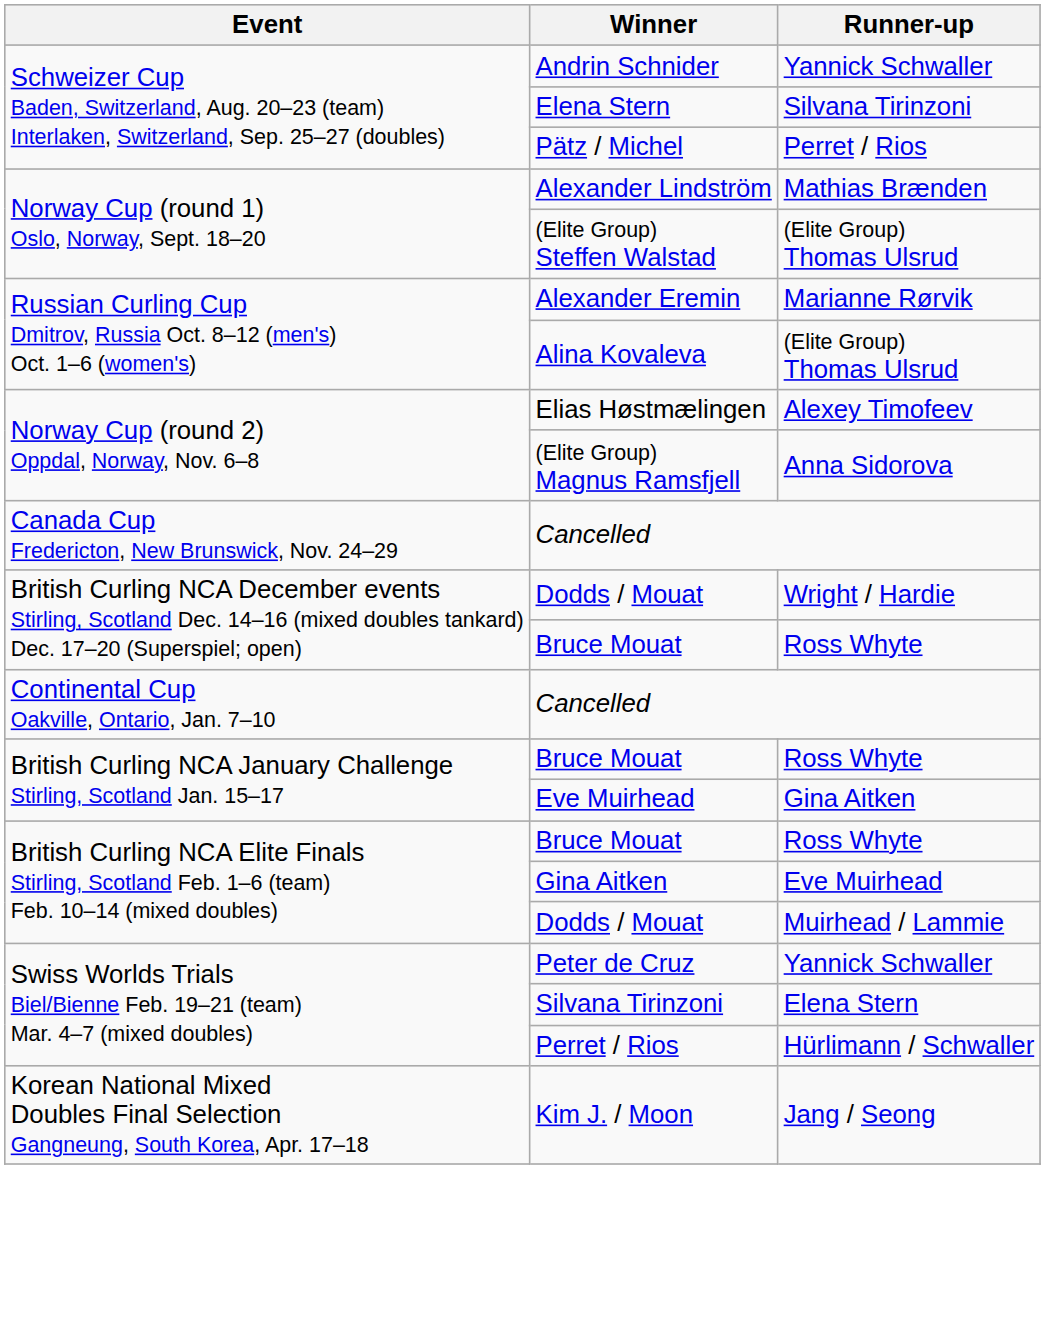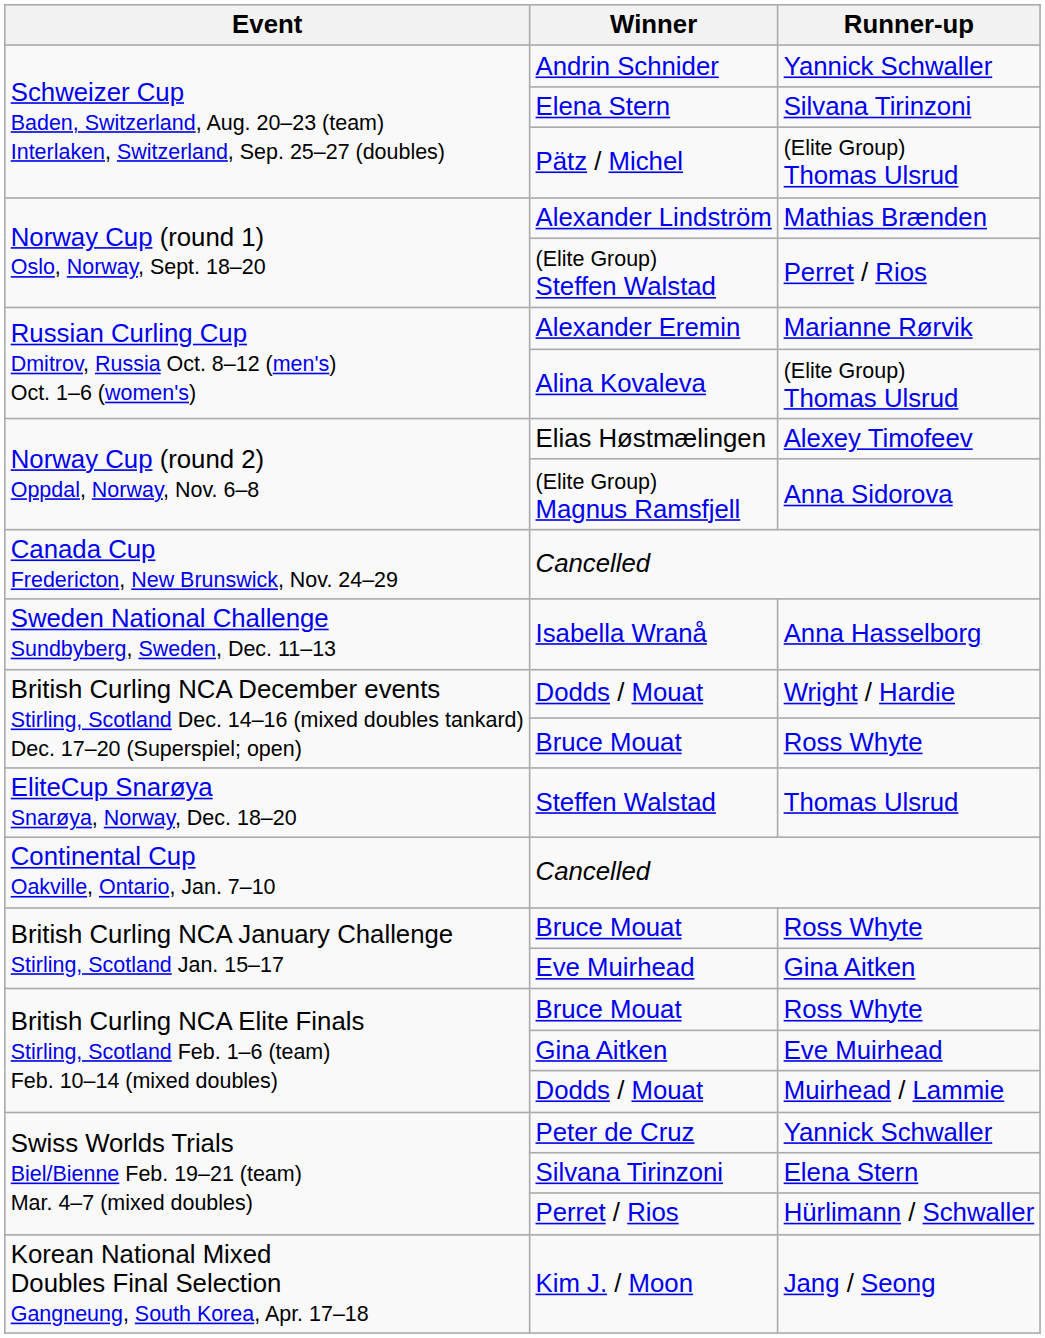(855, 147) Perret / Rios -> (871, 163) (Elite Group) Thomas Ulsrud
(871, 245) (Elite Group) Thomas Ulsrud -> (855, 272) Perret / Rios
+ row: (173, 633)
+ row: (154, 802)
